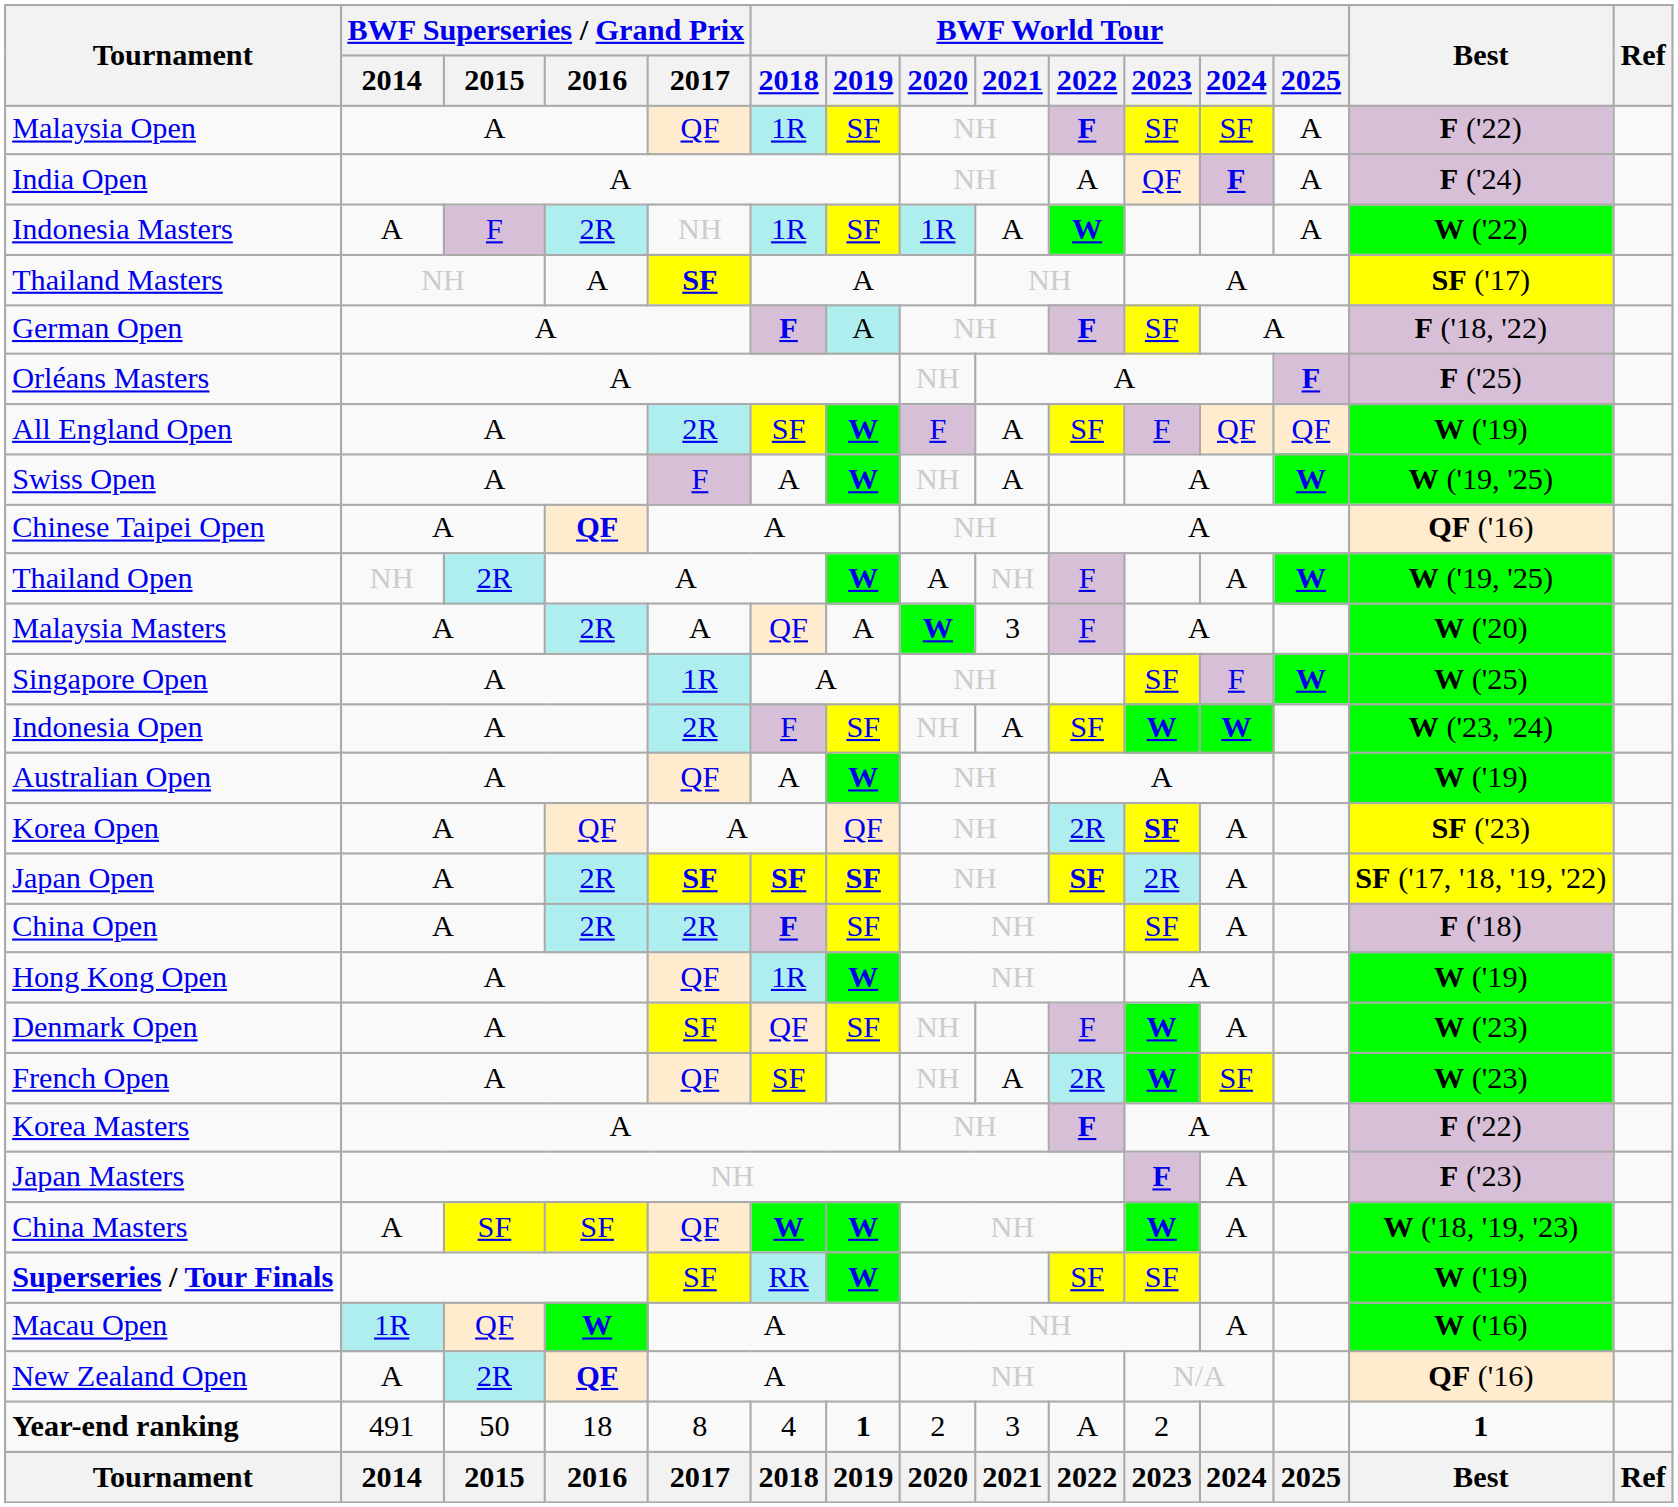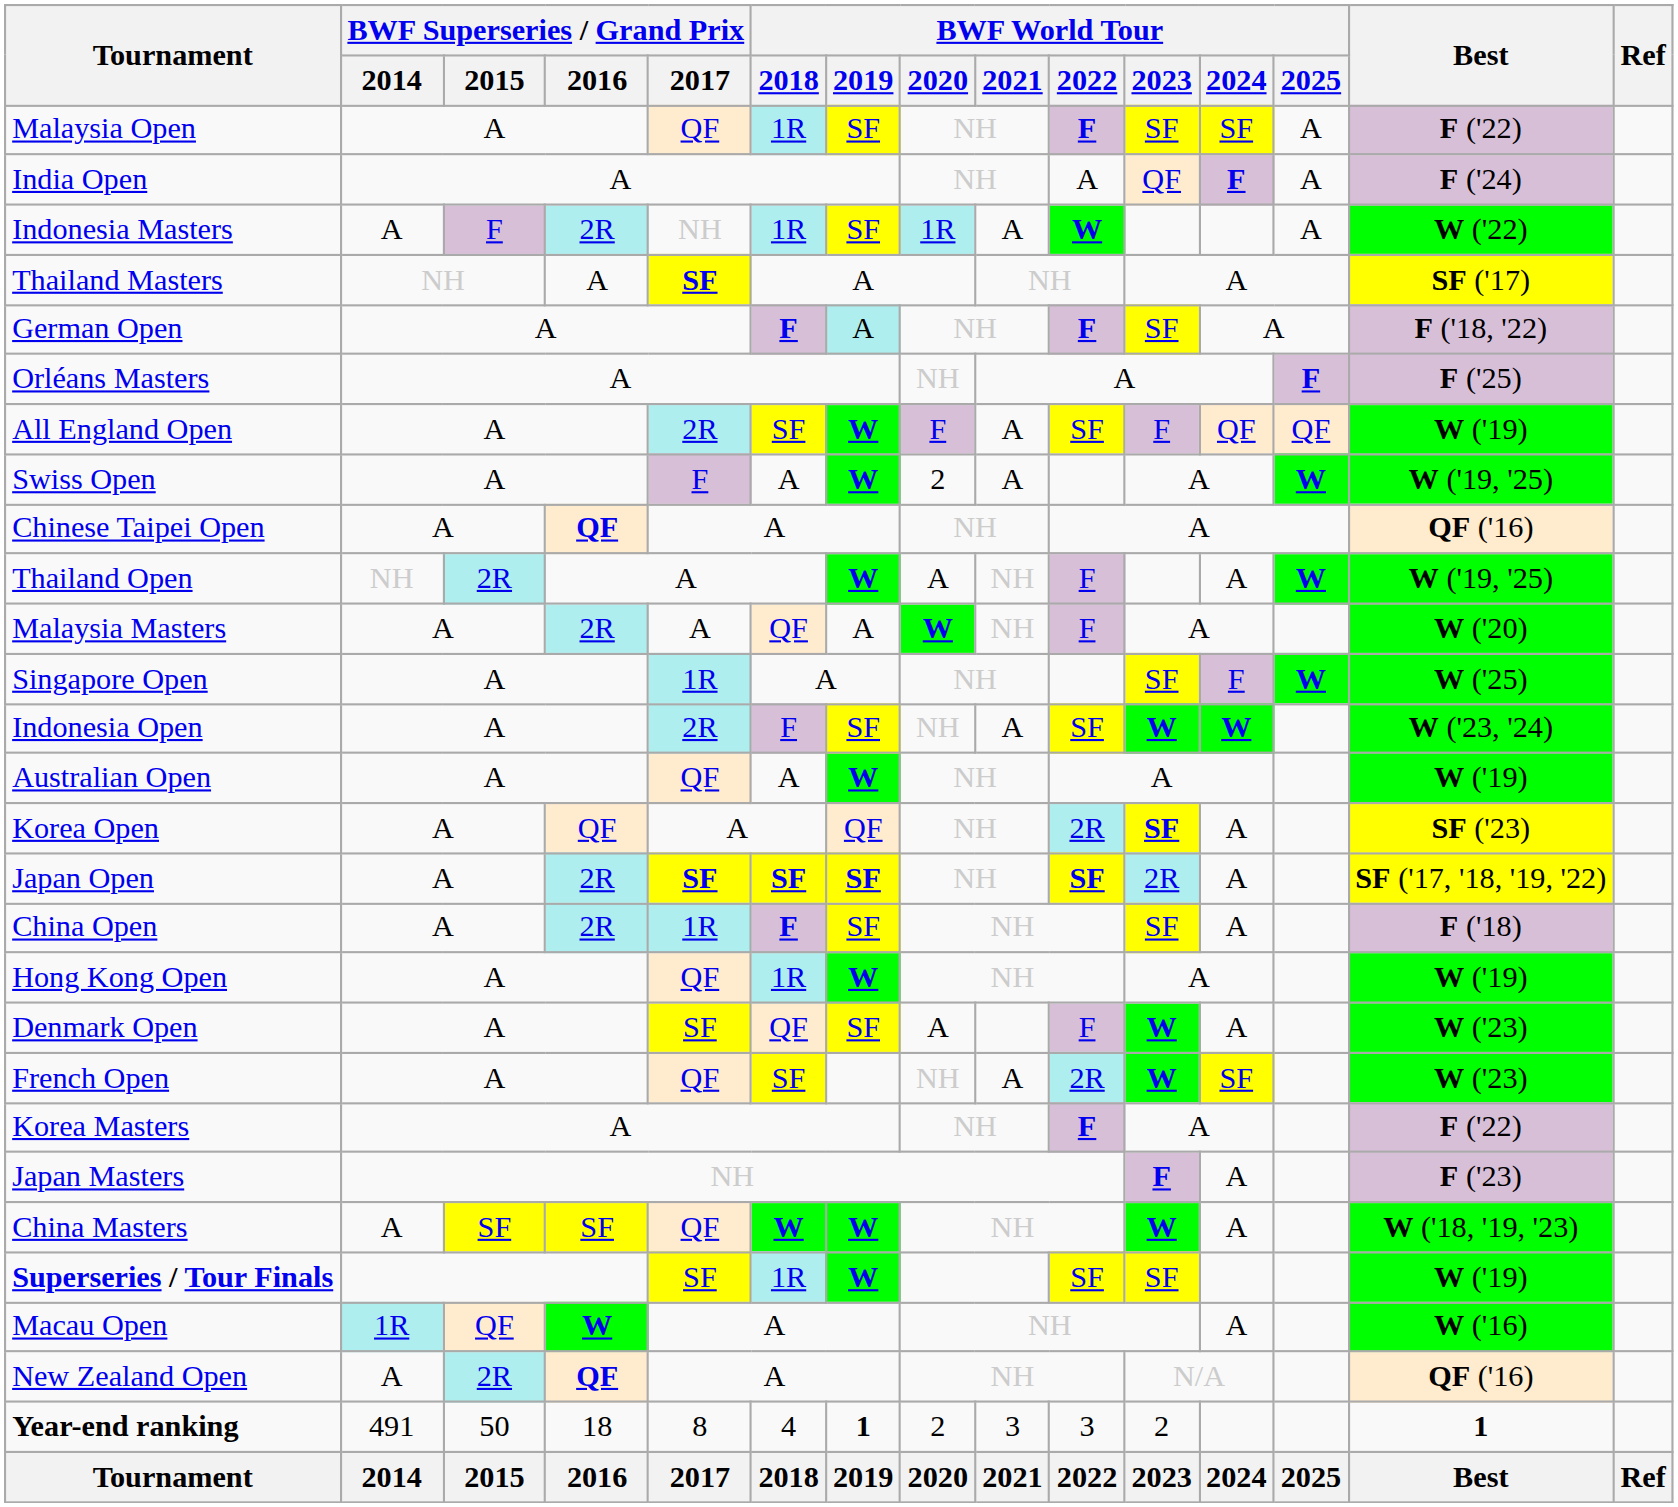(938, 478) NH -> (938, 478) 2
(1012, 628) 3 -> (1012, 628) NH
(700, 927) 2R -> (700, 927) 1R
(938, 1027) NH -> (938, 1027) A
(789, 1276) RR -> (789, 1276) 1R
(1087, 1426) A -> (1087, 1426) 3
